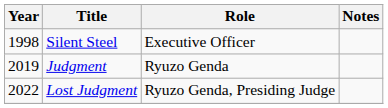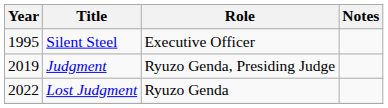(24, 41) 1998 -> (24, 41) 1995
(187, 66) Ryuzo Genda -> (240, 66) Ryuzo Genda, Presiding Judge
(240, 90) Ryuzo Genda, Presiding Judge -> (187, 90) Ryuzo Genda
